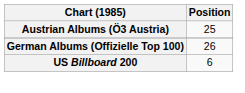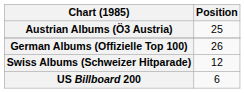+ row: (99, 63)
